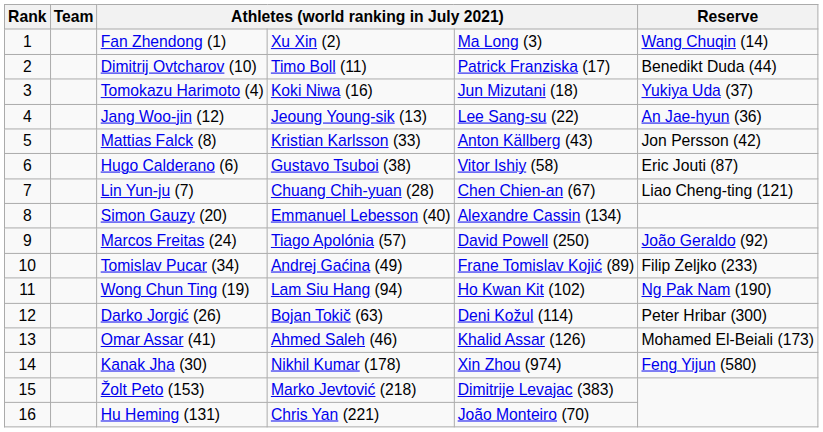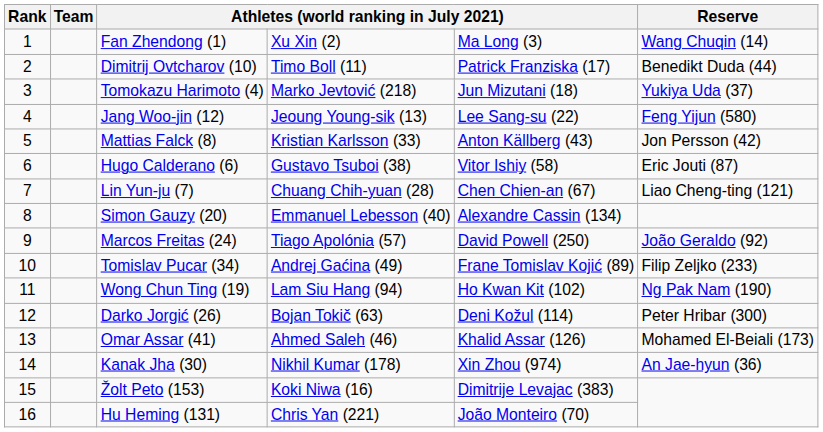(322, 91) Koki Niwa (16) -> (344, 91) Marko Jevtović (218)
(702, 116) An Jae-hyun (36) -> (699, 116) Feng Yijun (580)
(699, 365) Feng Yijun (580) -> (702, 365) An Jae-hyun (36)
(344, 389) Marko Jevtović (218) -> (322, 389) Koki Niwa (16)
